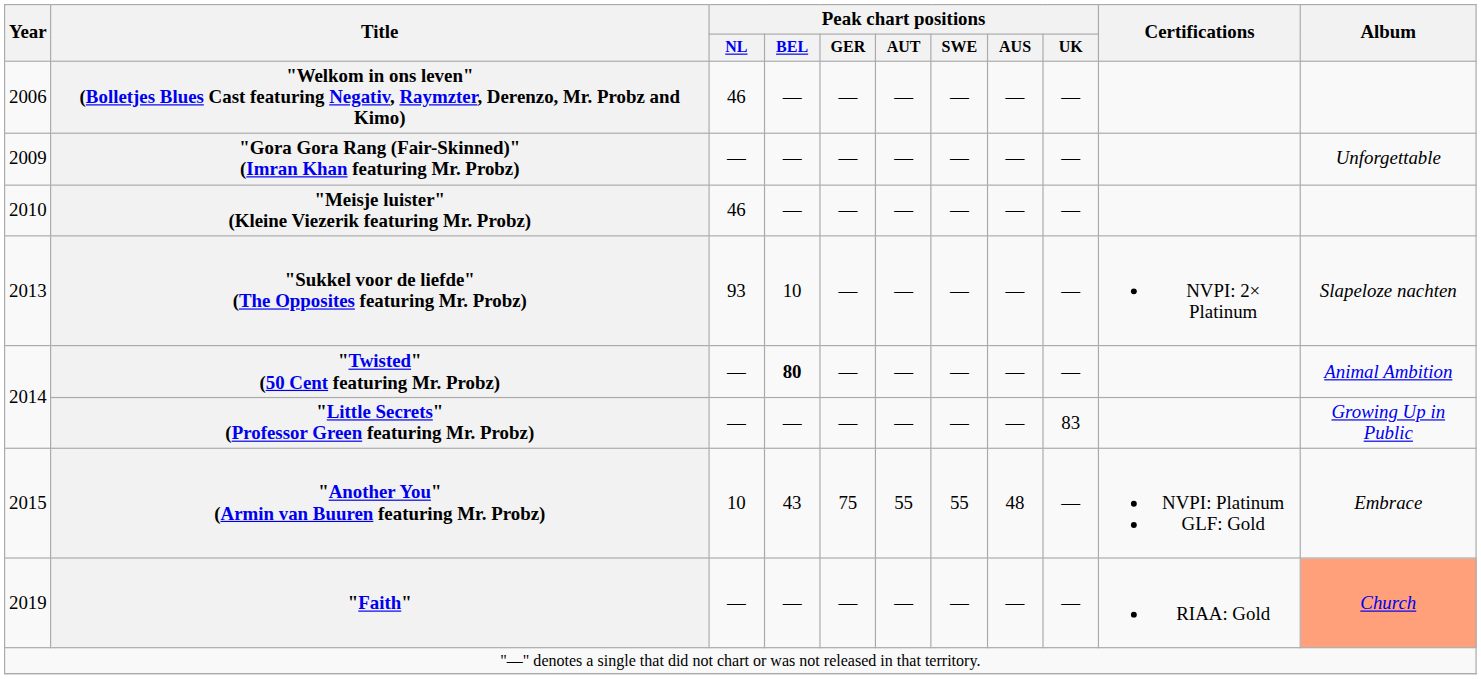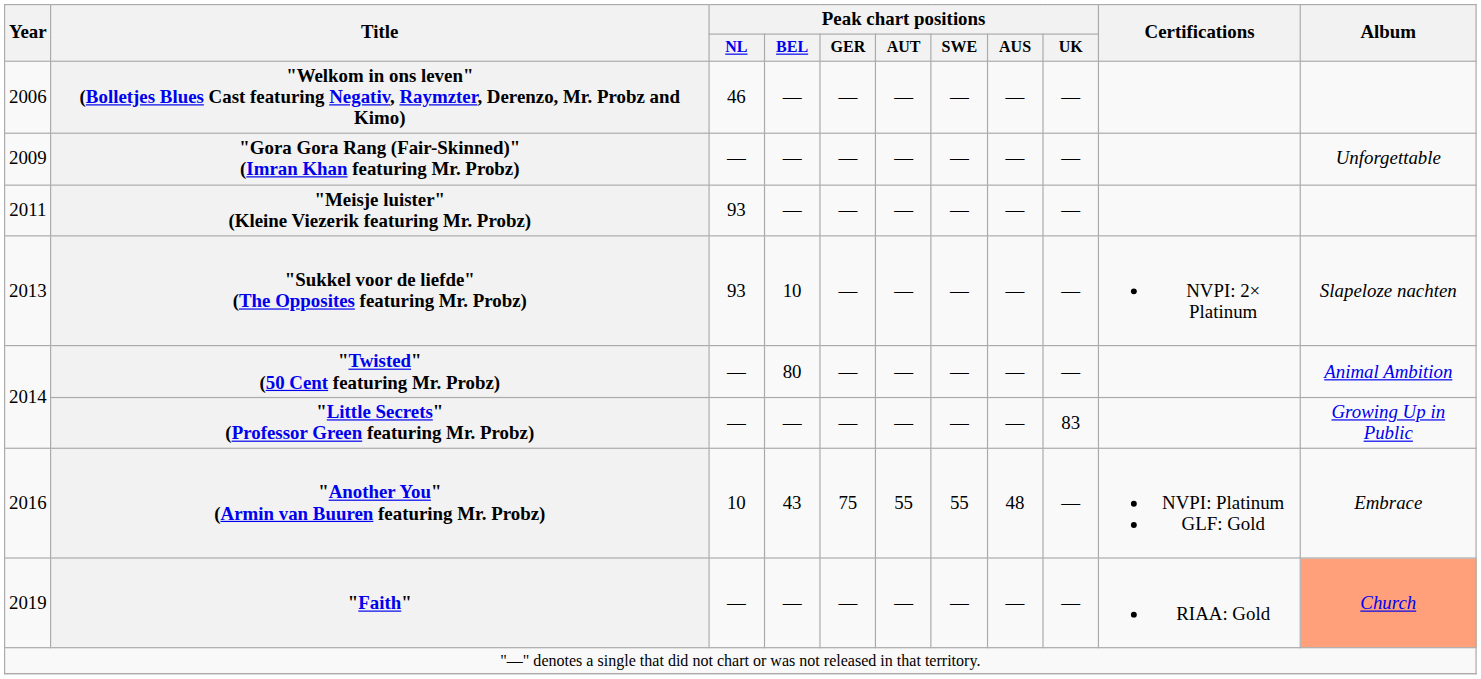(28, 210) 2010 -> (28, 210) 2011
(736, 210) 46 -> (736, 210) 93
(792, 371) bold -> (792, 371) normal
(28, 503) 2015 -> (28, 503) 2016
